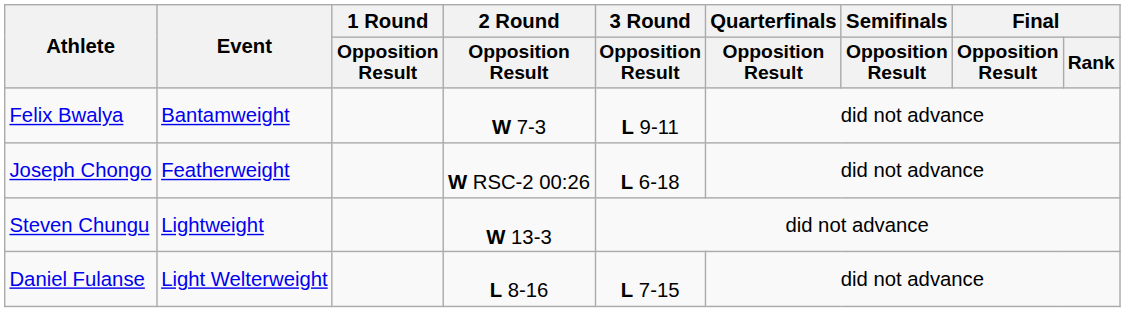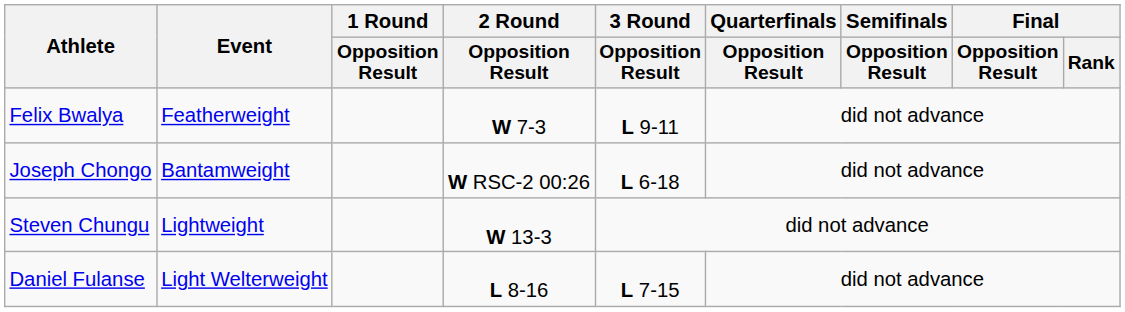(225, 116) Bantamweight -> (225, 116) Featherweight
(225, 171) Featherweight -> (225, 171) Bantamweight
